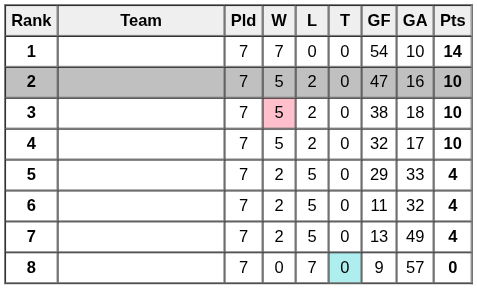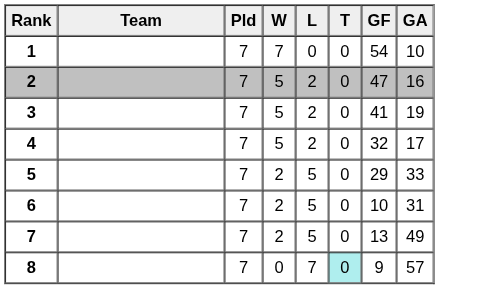- column: (453, 20)
(279, 113) pink background -> (279, 113) no background
(379, 113) 38 -> (379, 113) 41
(415, 113) 18 -> (415, 113) 19
(379, 205) 11 -> (379, 205) 10
(415, 205) 32 -> (415, 205) 31
